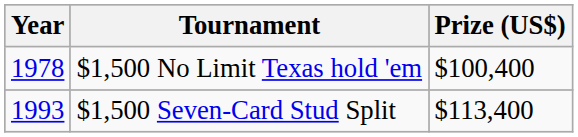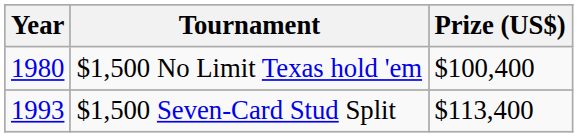(38, 68) 1978 -> (38, 68) 1980
